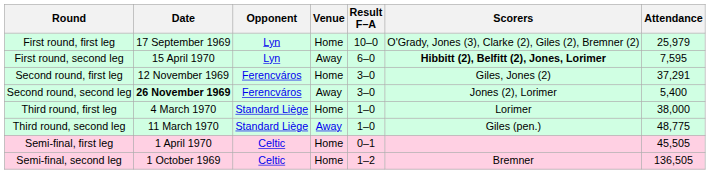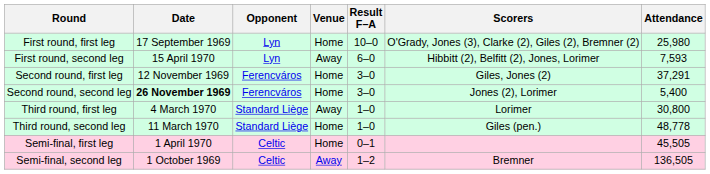(673, 42) 25,979 -> (673, 42) 25,980
(513, 59) bold -> (513, 59) normal
(673, 59) 7,595 -> (673, 59) 7,593
(329, 93) Away -> (329, 93) Home
(329, 110) Home -> (329, 110) Away
(673, 110) 38,000 -> (673, 110) 30,800
(329, 127) Away -> (329, 127) Home
(673, 127) 48,775 -> (673, 127) 48,778
(329, 161) Home -> (329, 161) Away
